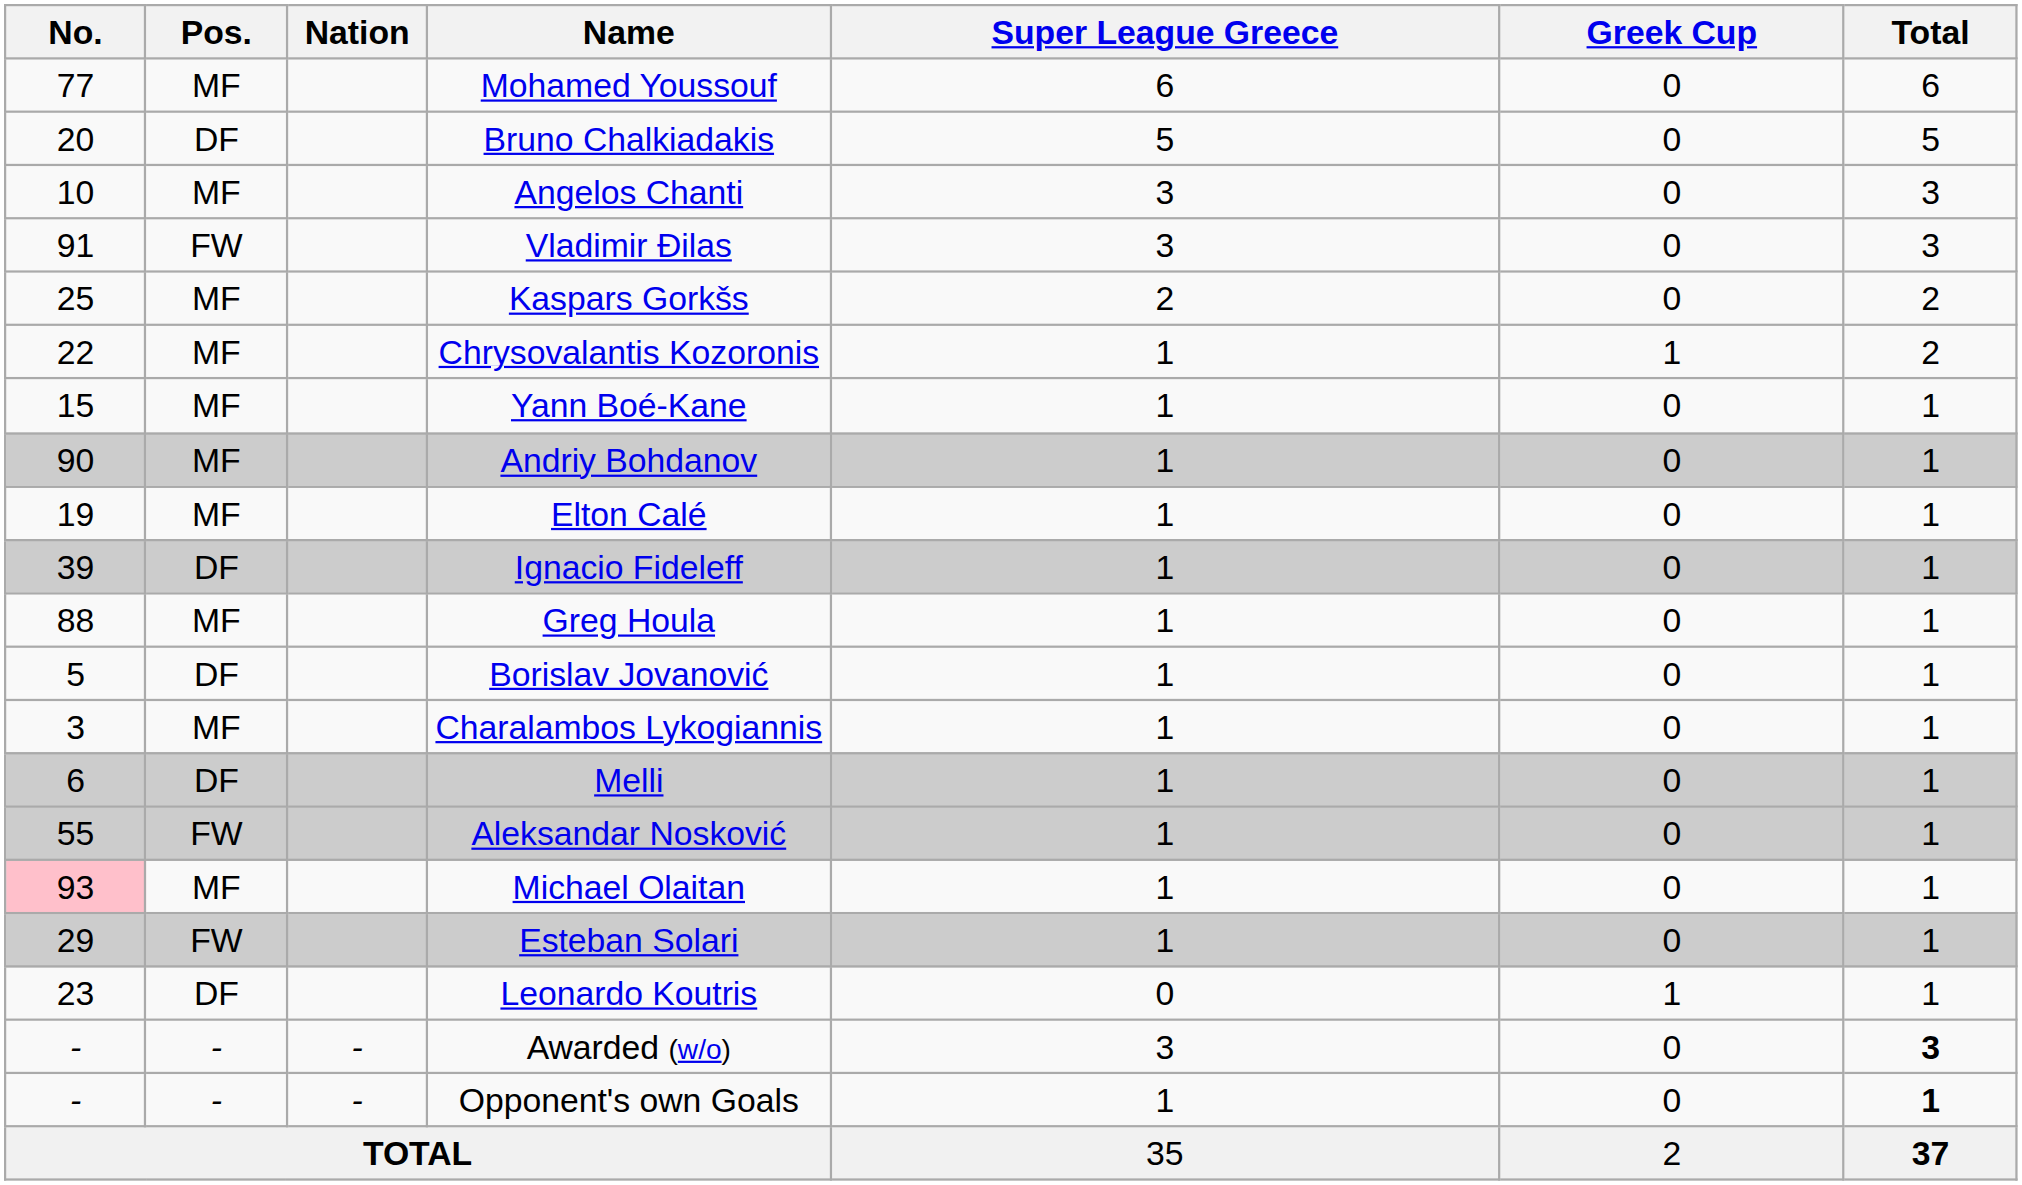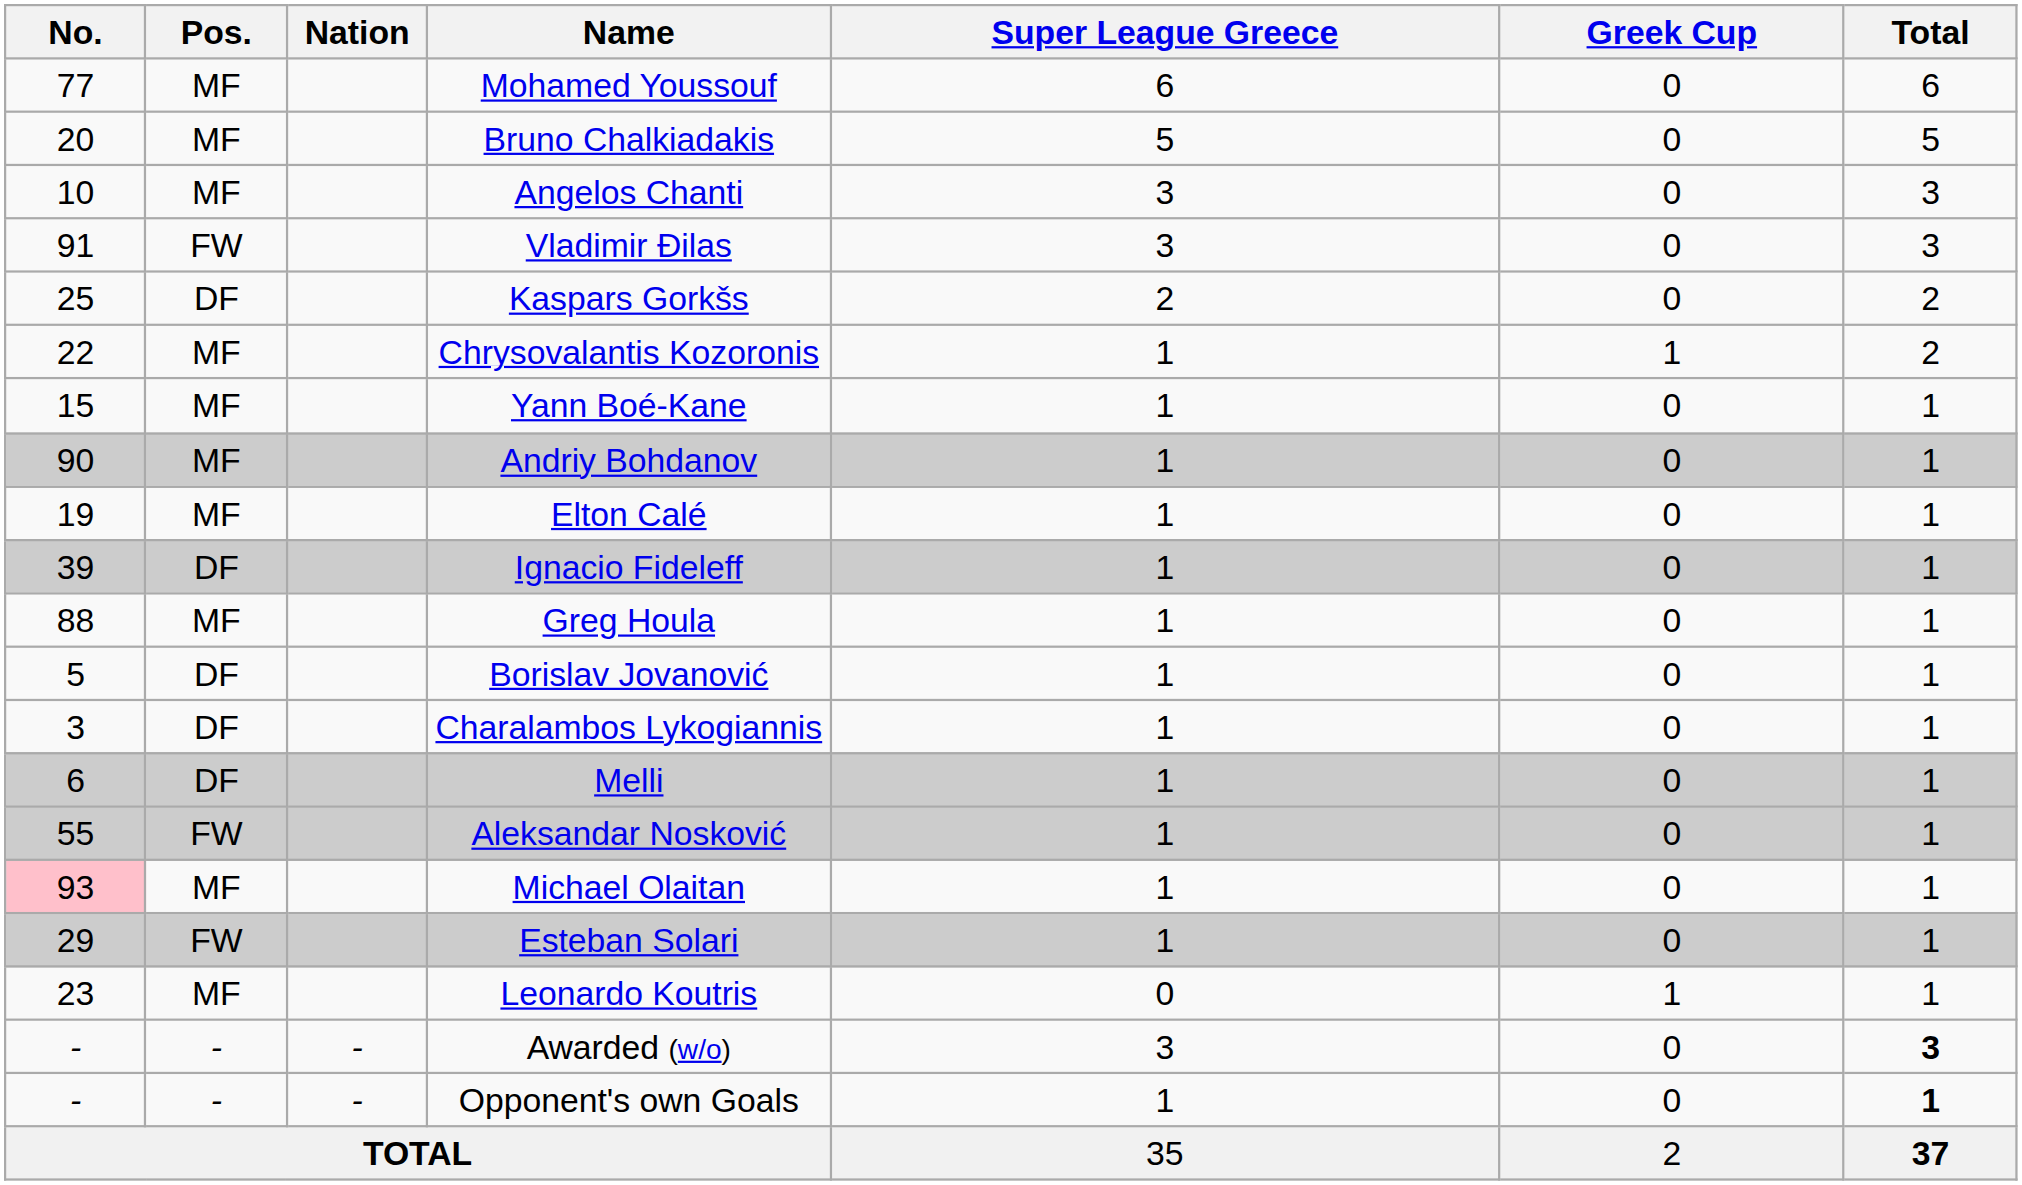(216, 139) DF -> (216, 139) MF
(216, 299) MF -> (216, 299) DF
(216, 726) MF -> (216, 726) DF
(216, 994) DF -> (216, 994) MF
